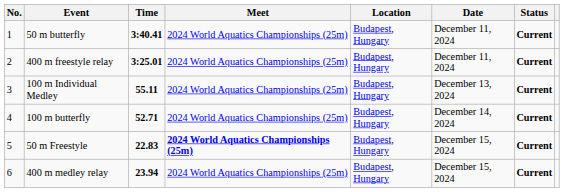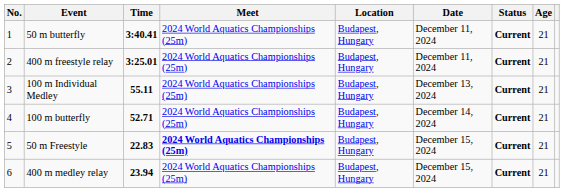+ column: (544, 12)
